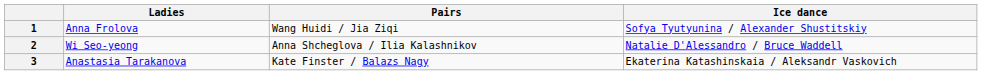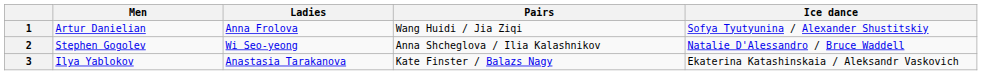+ column: (138, 13)
